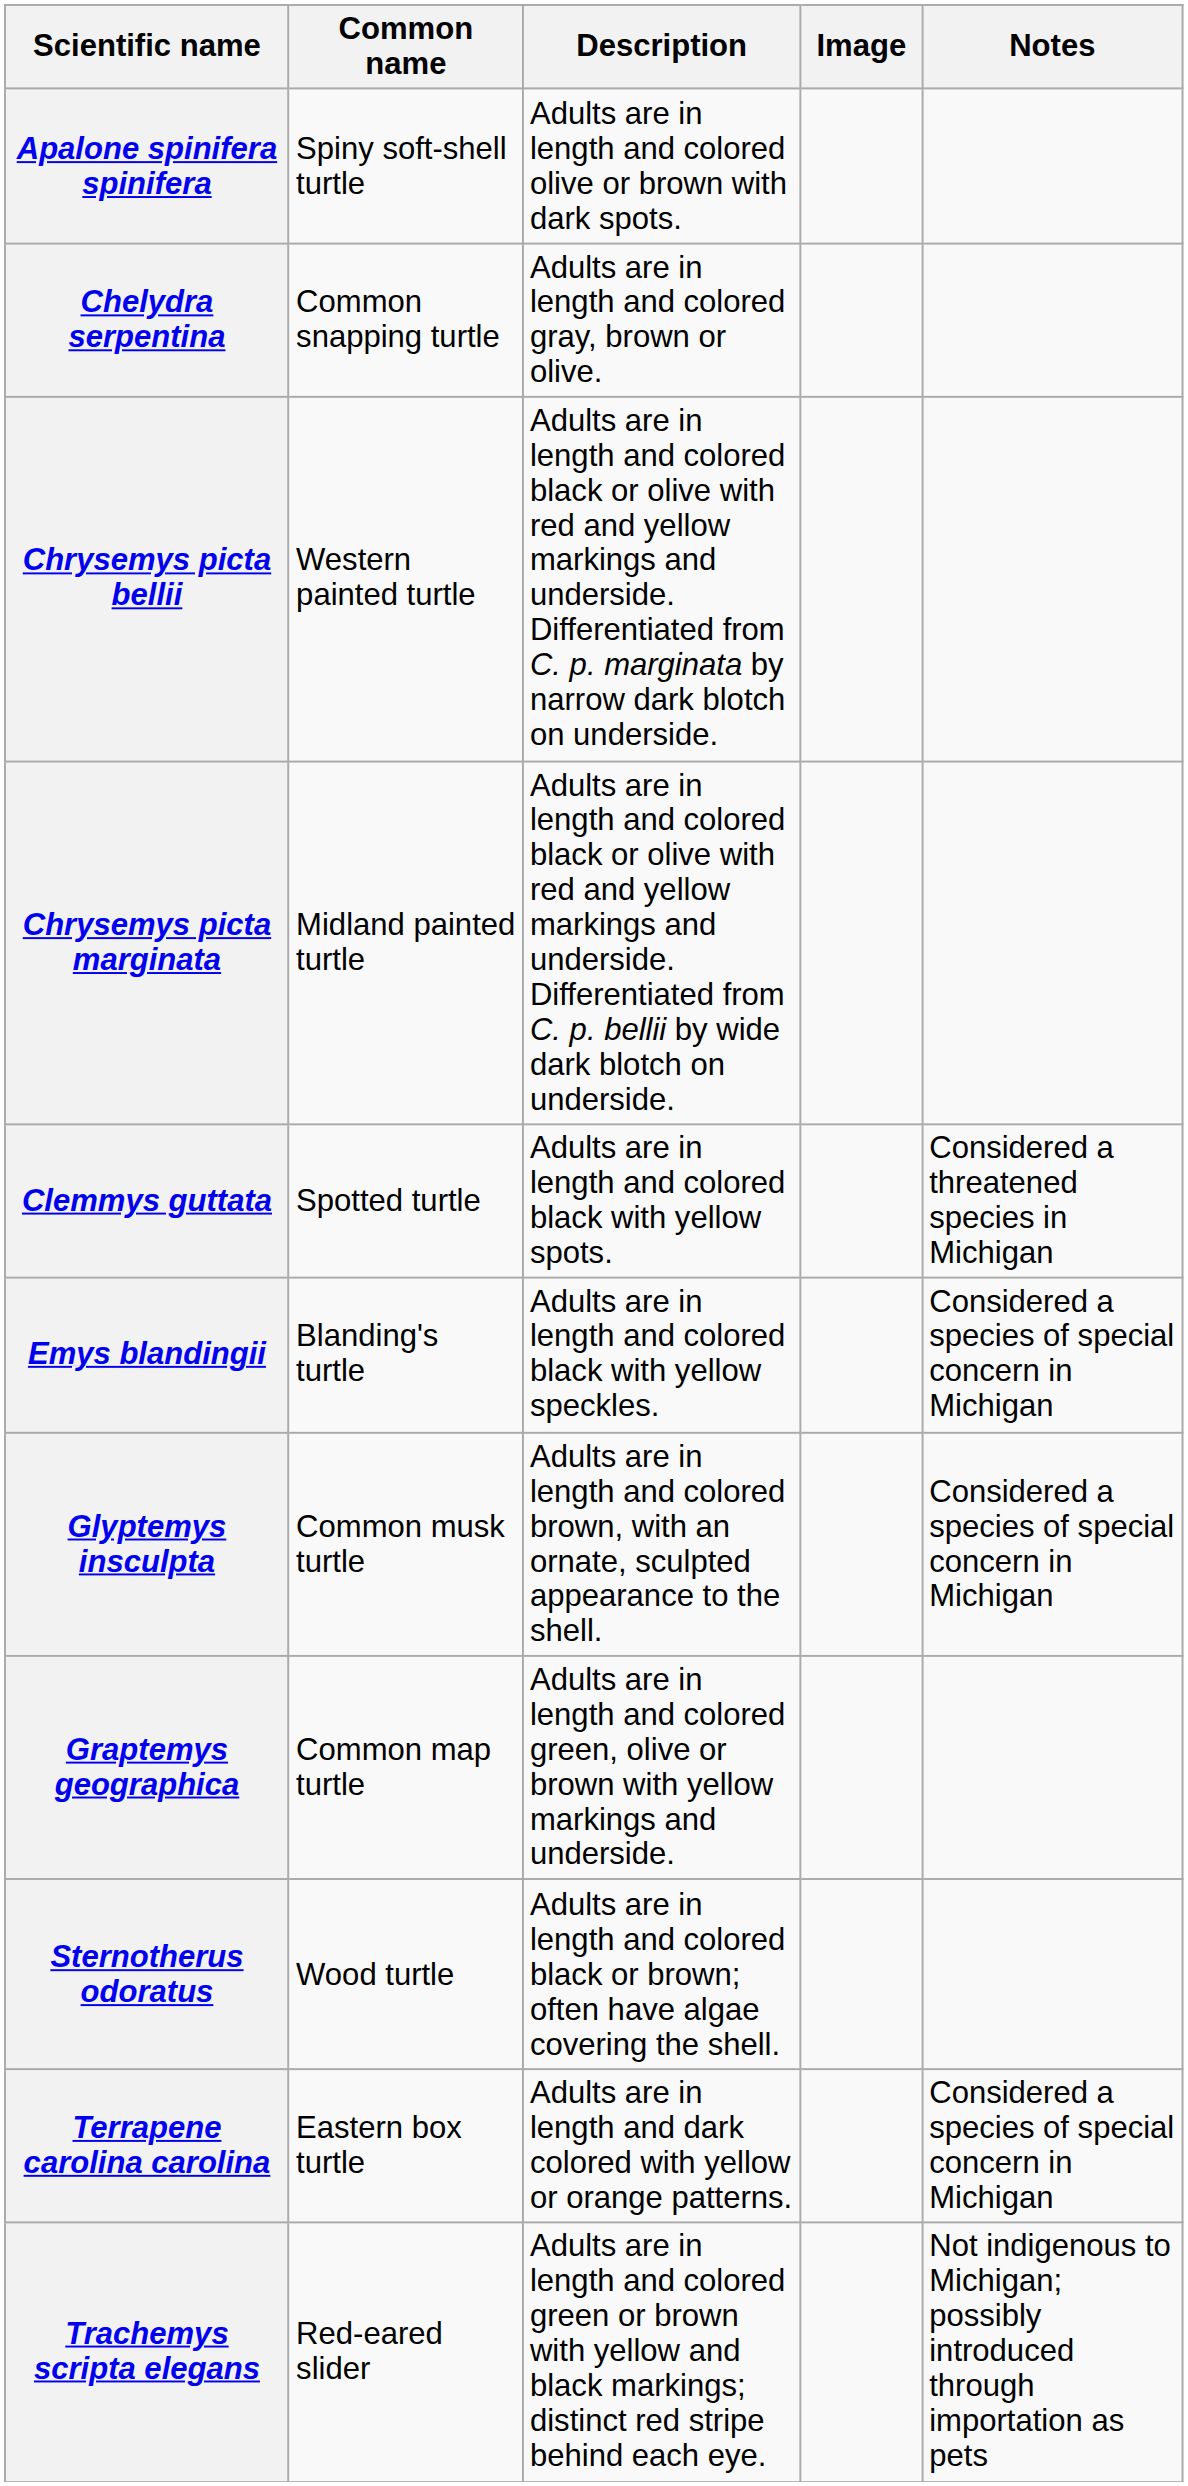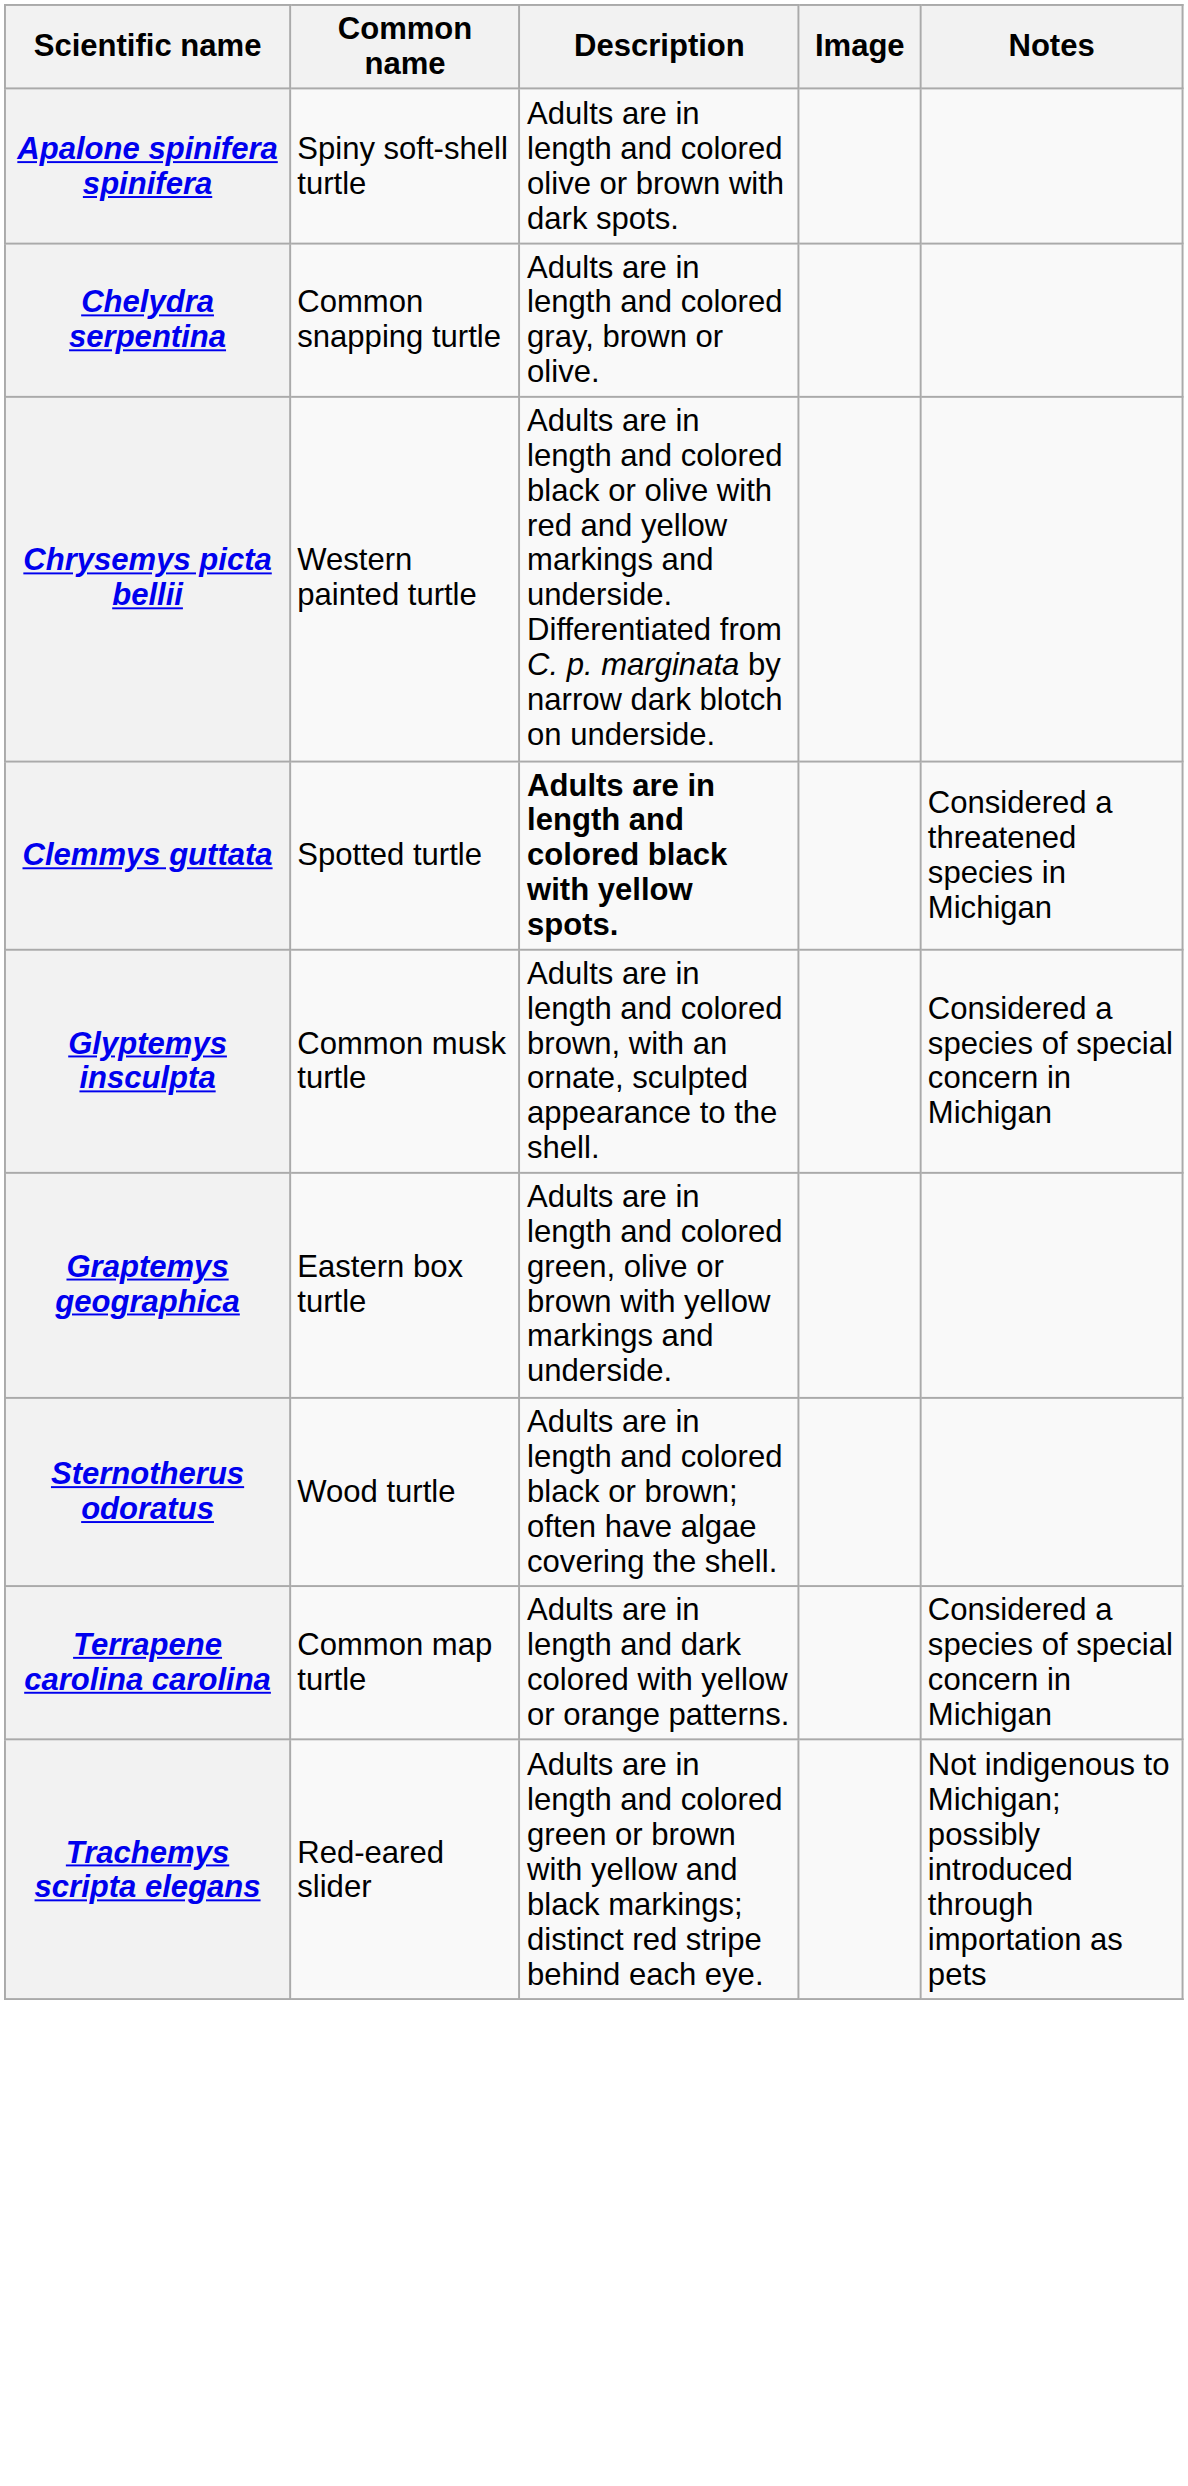- row: (147, 941)
(658, 1200) normal -> (627, 854) bold
- row: (147, 1354)
(394, 1767) Common map turtle -> (380, 1284) Eastern box turtle
(379, 2145) Eastern box turtle -> (395, 1662) Common map turtle
